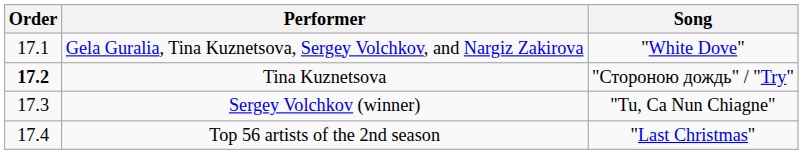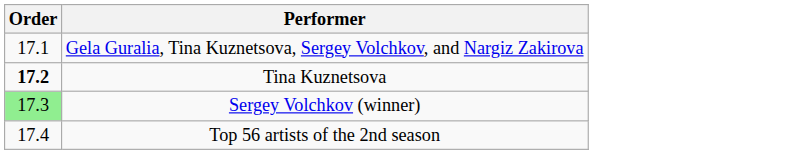- column: (693, 18)
(33, 105) no background -> (33, 105) lightgreen background
